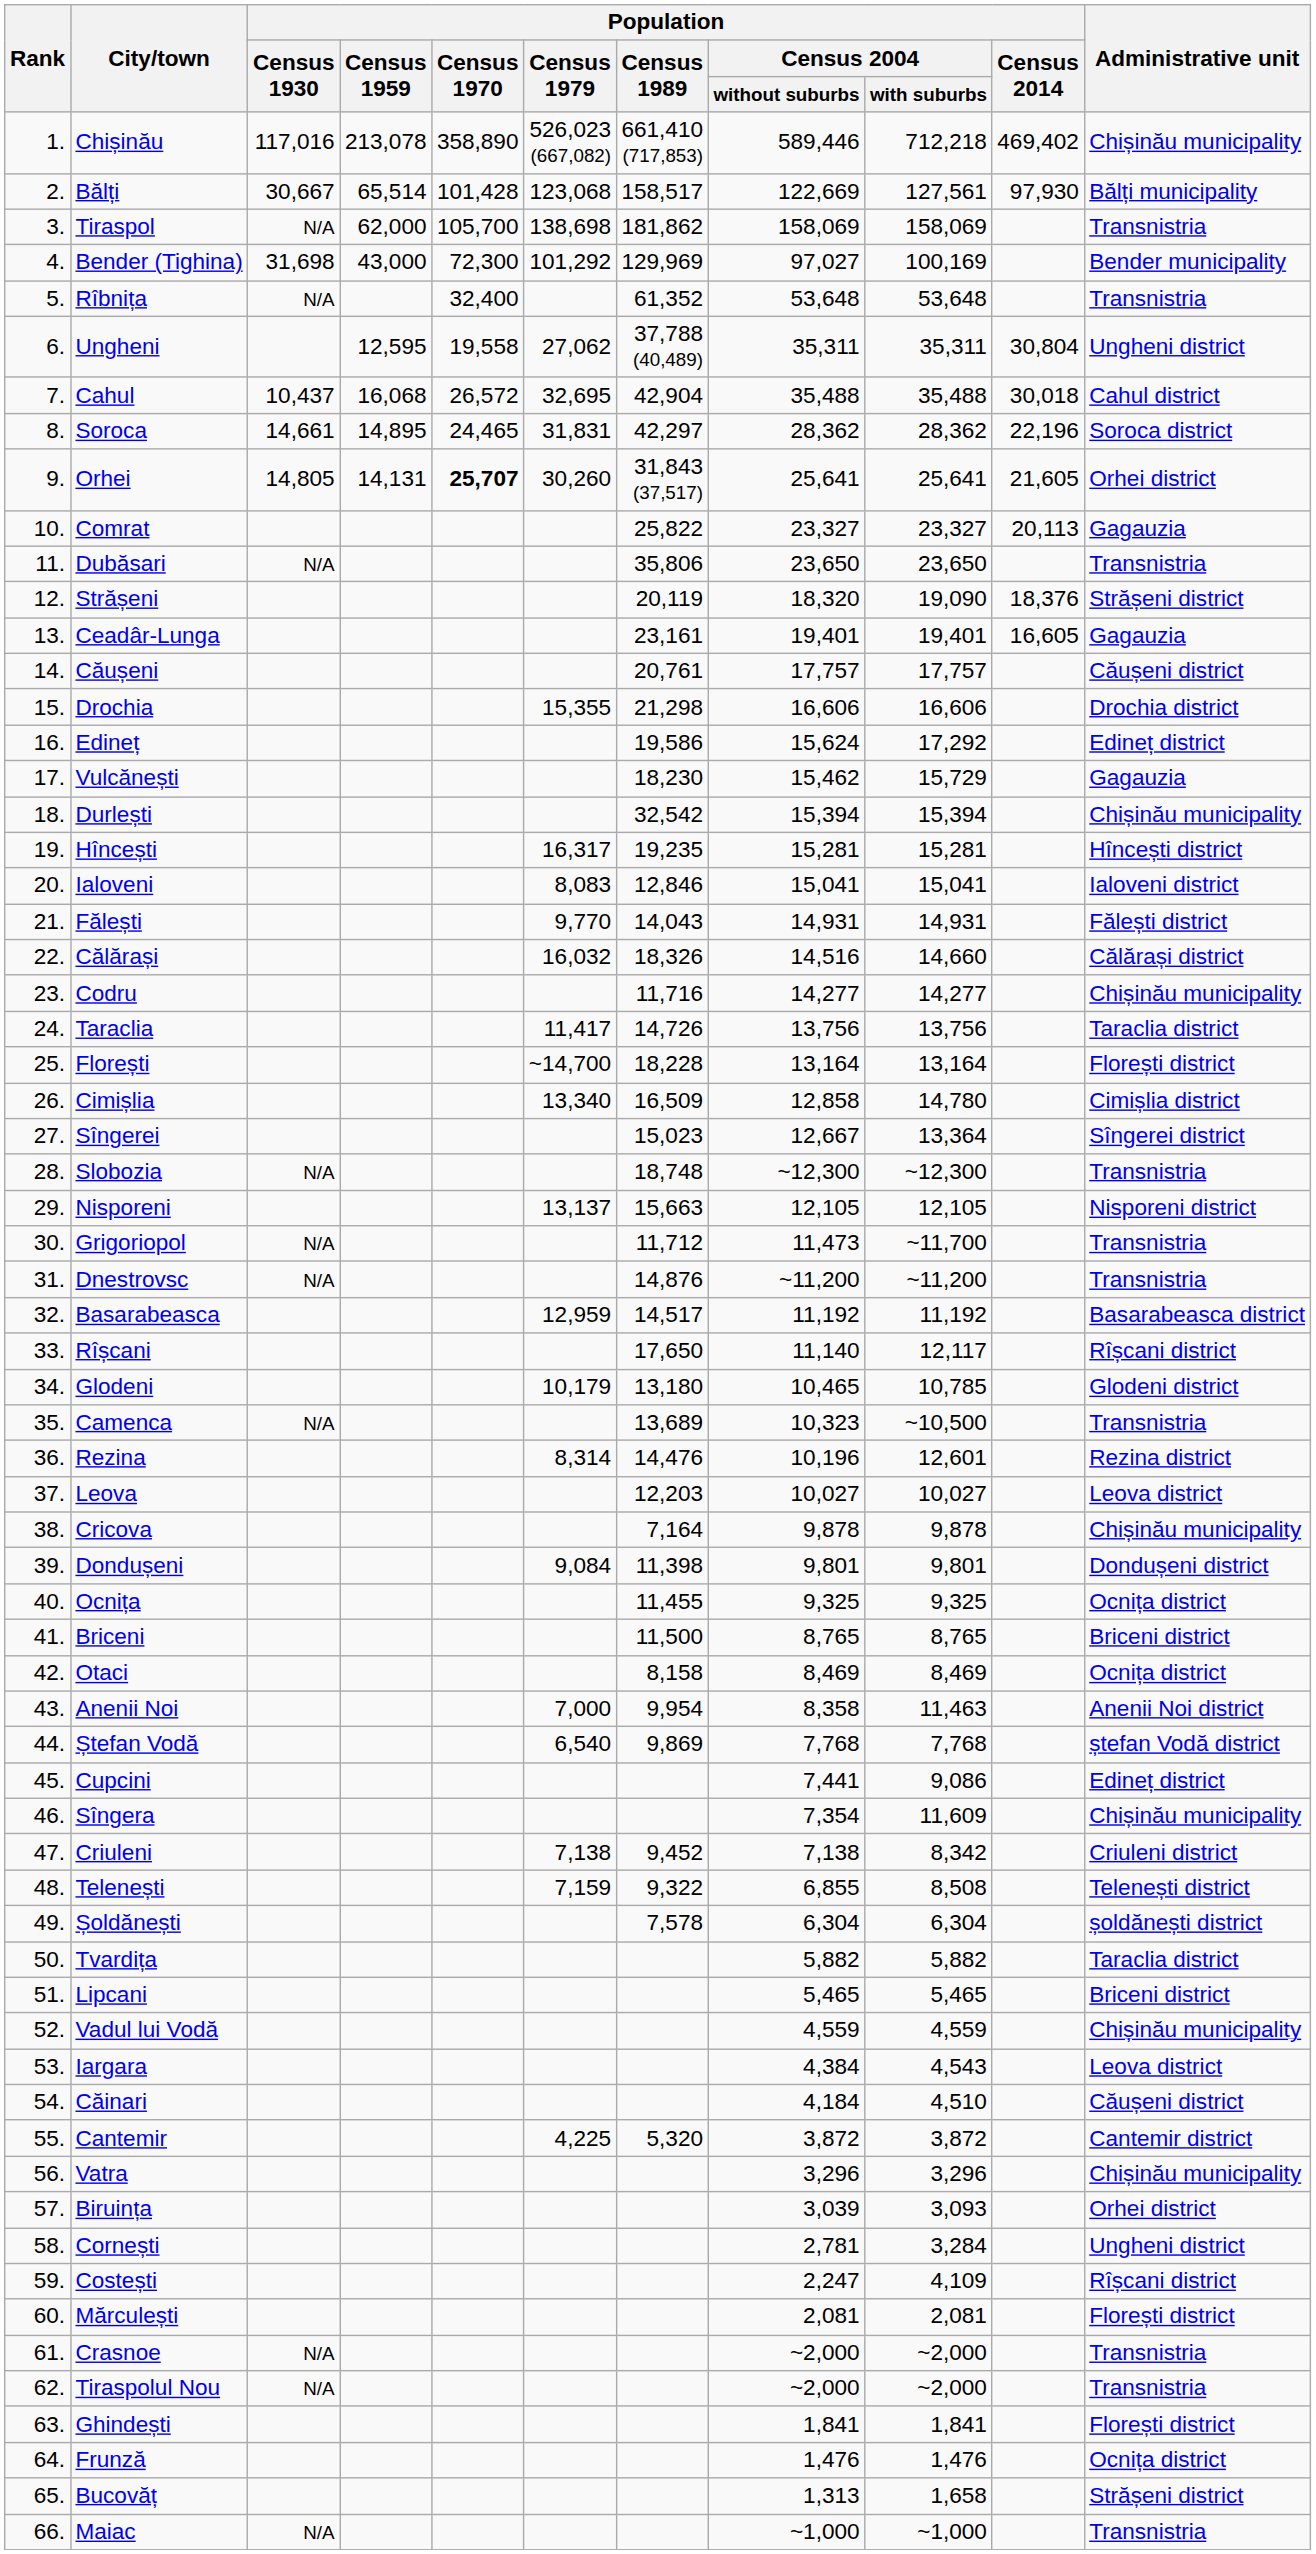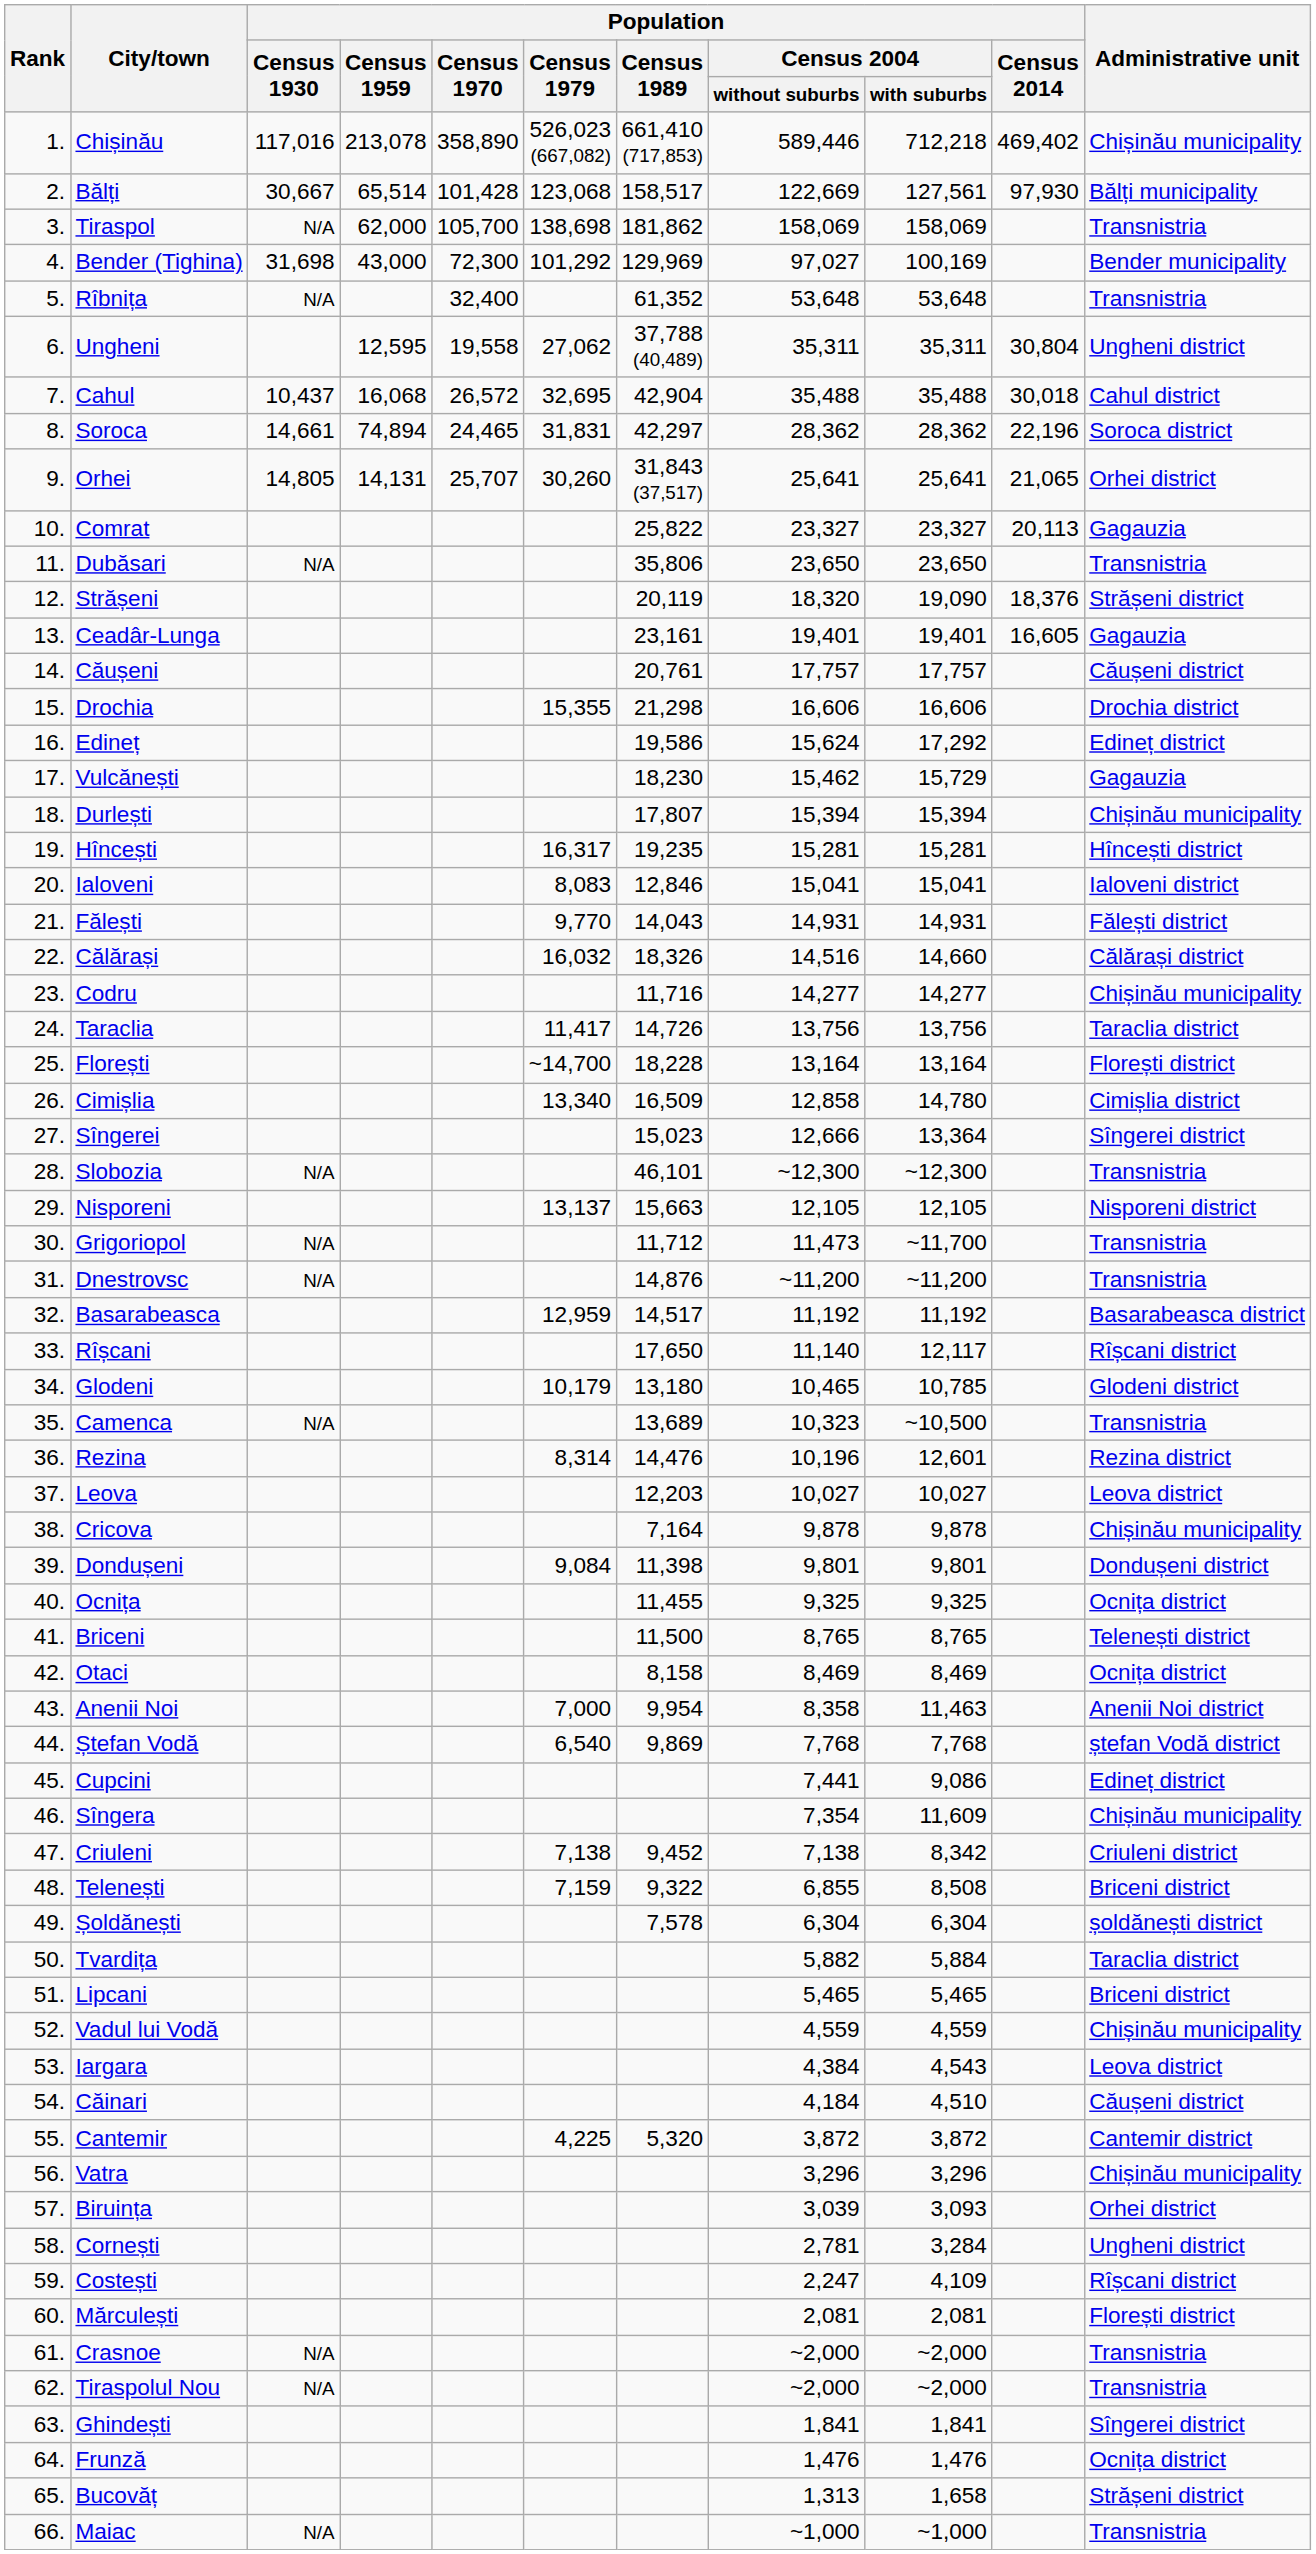(392, 430) 14,895 -> (392, 430) 74,894
(484, 479) bold -> (484, 479) normal
(1044, 479) 21,605 -> (1044, 479) 21,065
(669, 814) 32,542 -> (669, 814) 17,807
(825, 1136) 12,667 -> (825, 1136) 12,666
(669, 1171) 18,748 -> (669, 1171) 46,101
(1159, 1637) Briceni district -> (1170, 1637) Telenești district
(1170, 1887) Telenești district -> (1159, 1887) Briceni district
(959, 1959) 5,882 -> (959, 1959) 5,884
(1162, 2424) Florești district -> (1167, 2424) Sîngerei district
